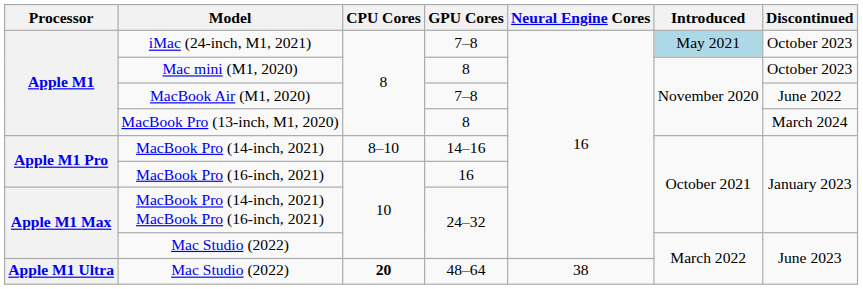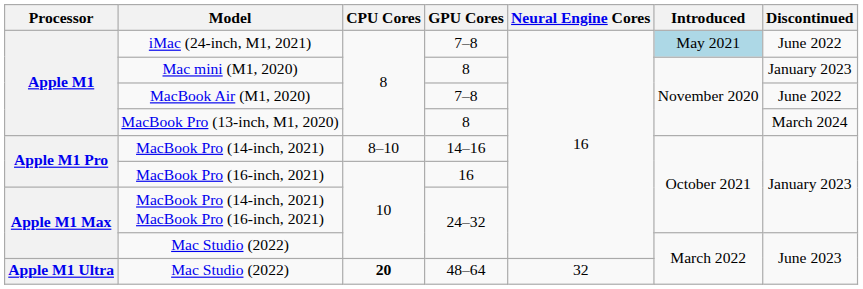(810, 43) October 2023 -> (810, 43) June 2022
(810, 70) October 2023 -> (810, 70) January 2023
(581, 271) 38 -> (581, 271) 32
